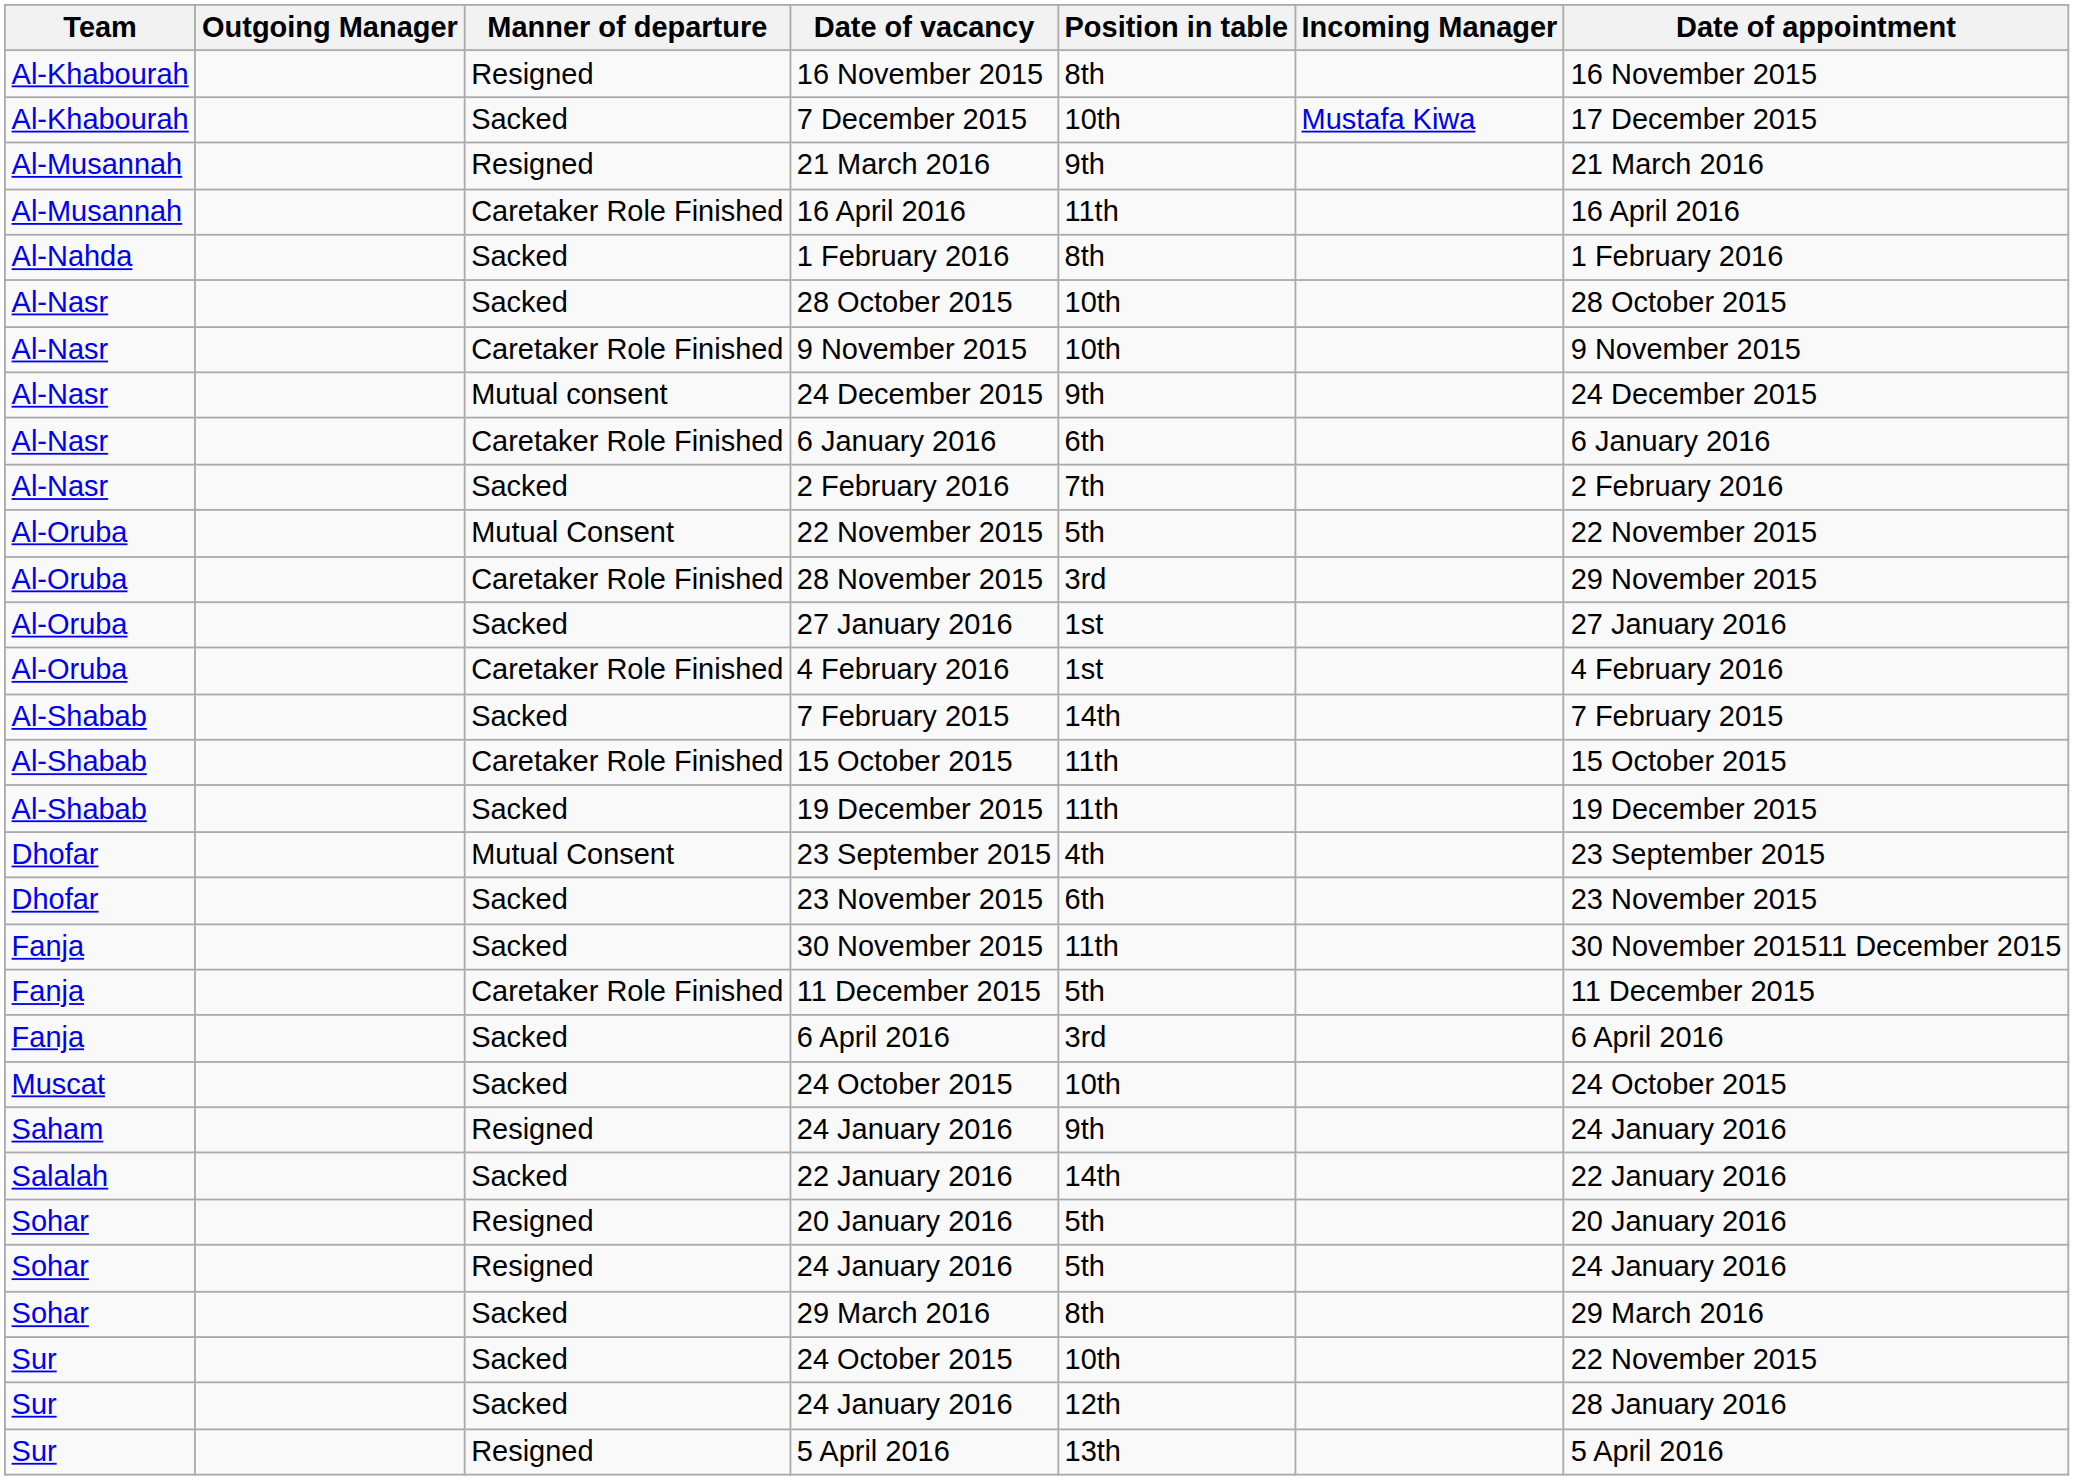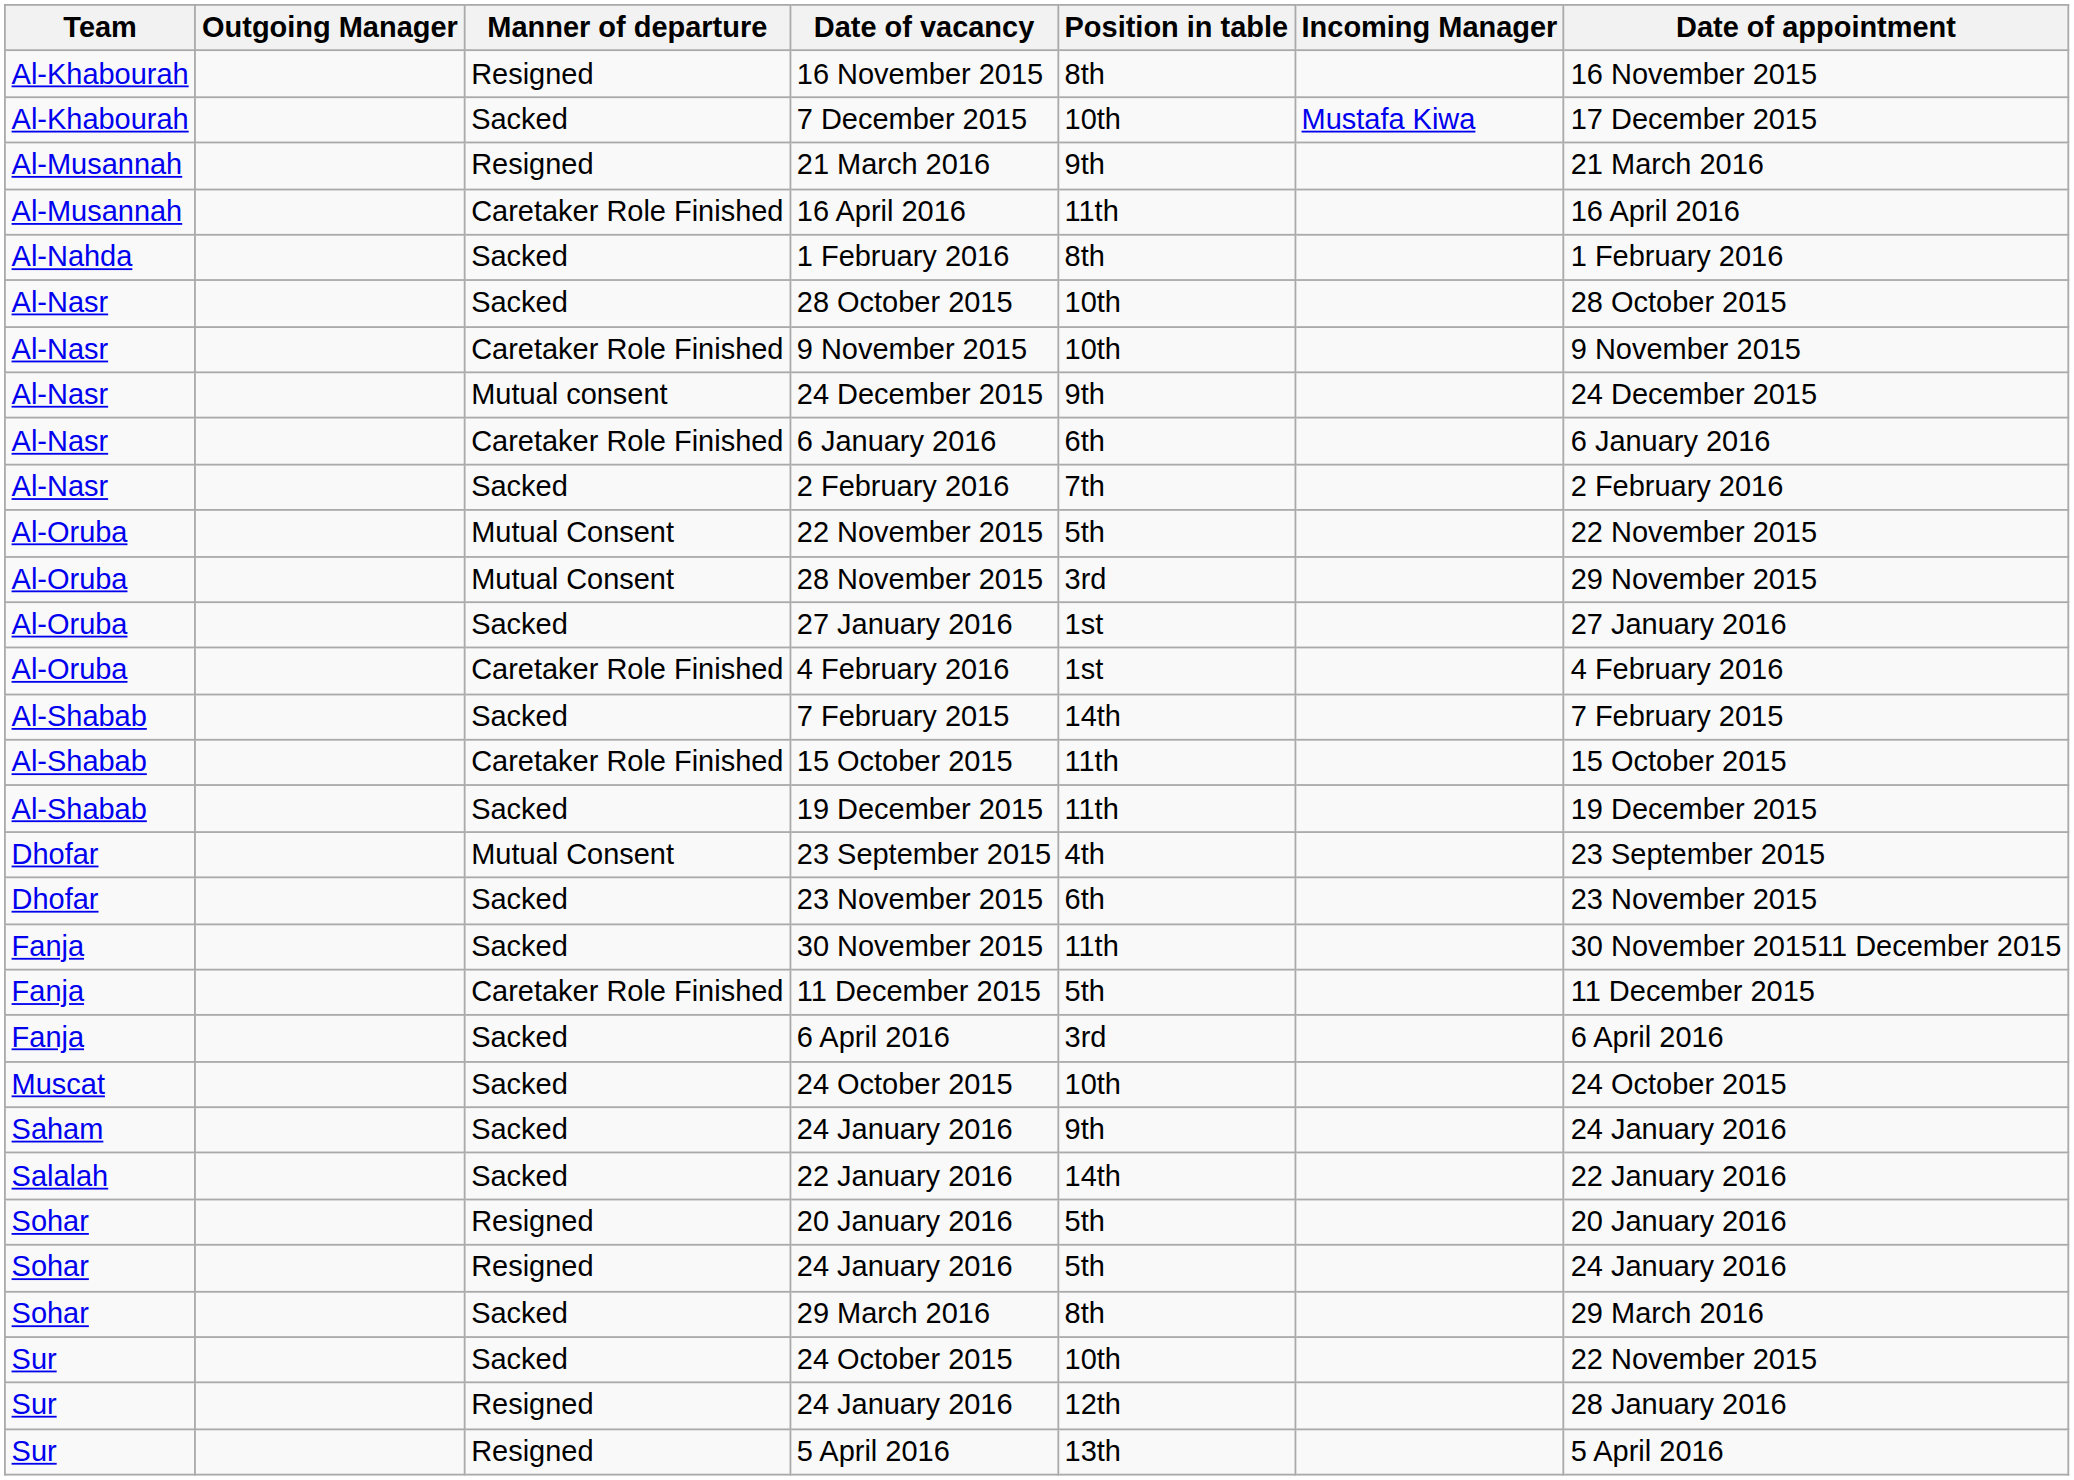(627, 578) Caretaker Role Finished -> (573, 578) Mutual Consent
(532, 1129) Resigned -> (519, 1129) Sacked
(519, 1405) Sacked -> (532, 1405) Resigned
